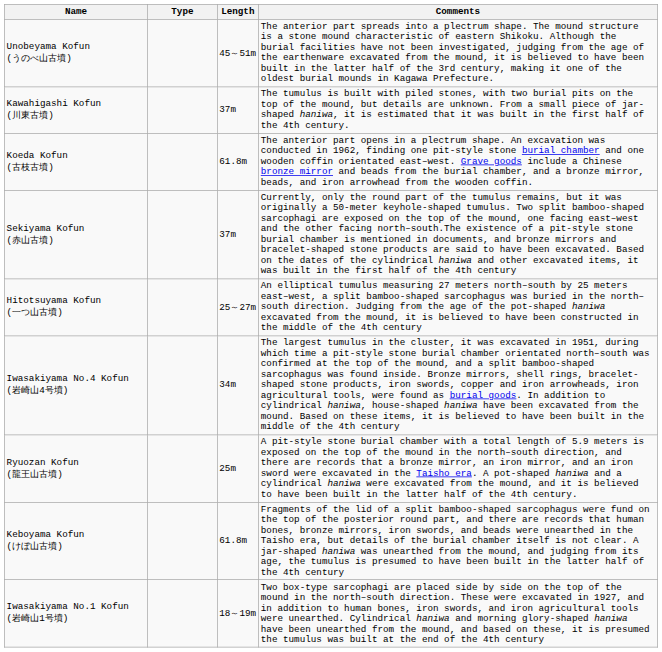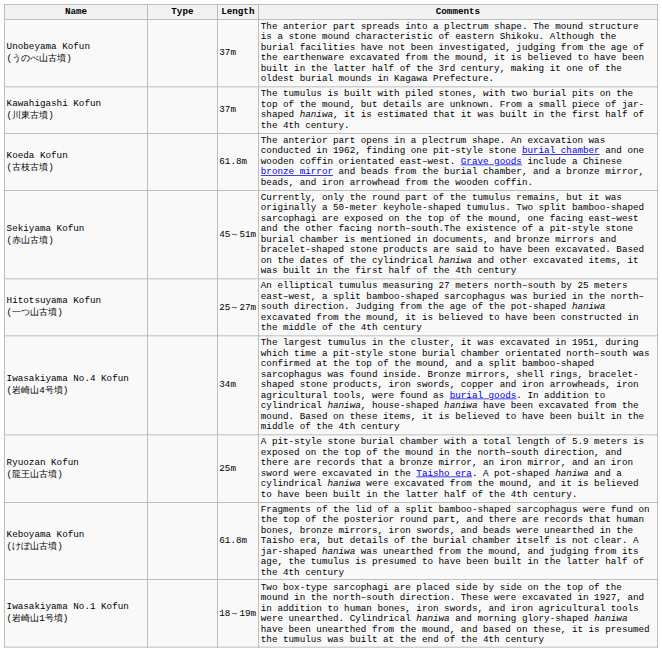(238, 54) 45～51m -> (228, 53) 37m
(228, 235) 37m -> (238, 235) 45～51m
